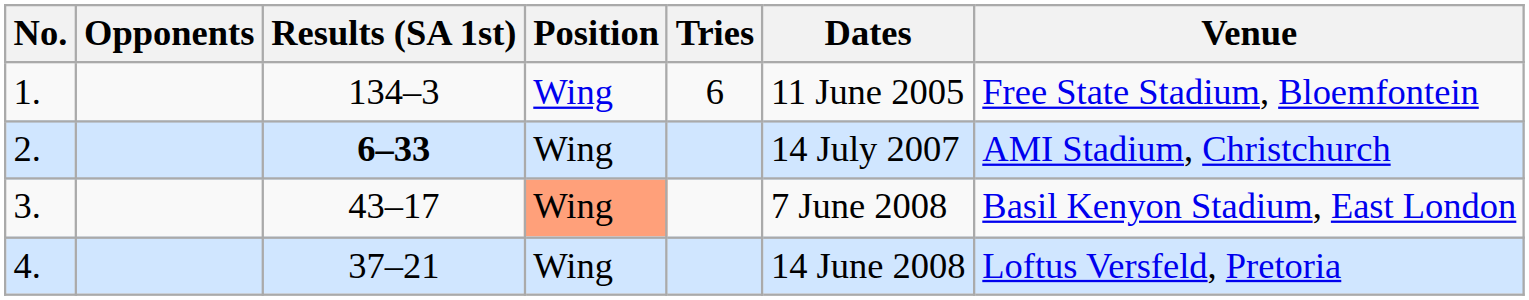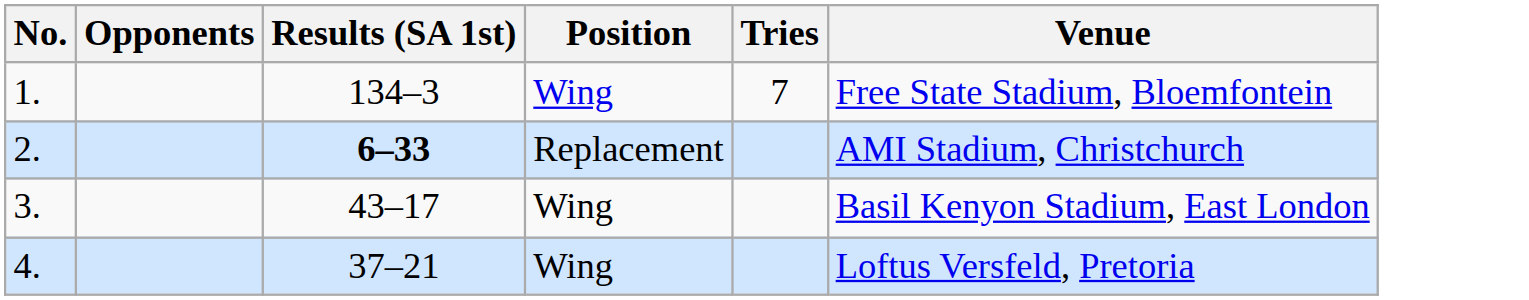- column: (868, 33)
(715, 91) 6 -> (780, 91) 7
(573, 149) Wing -> (628, 149) Replacement
(573, 206) lightsalmon background -> (573, 206) no background
